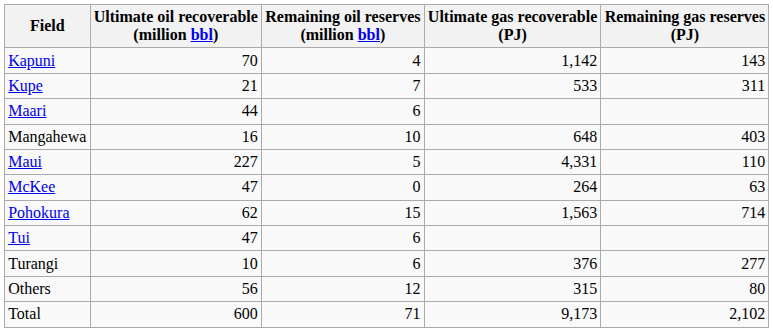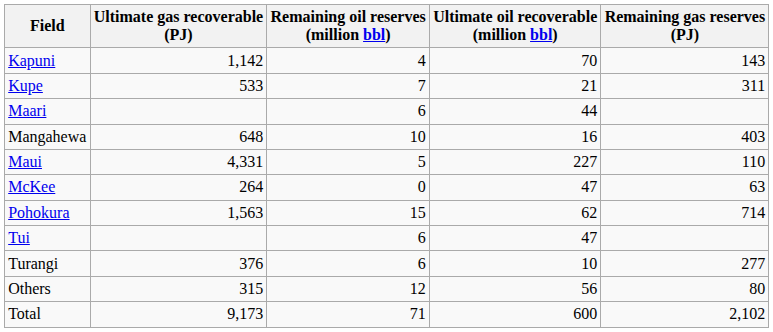columns swapped: (176, 26) <-> (513, 26)
